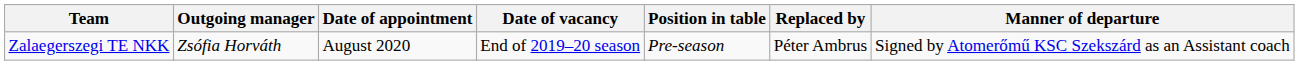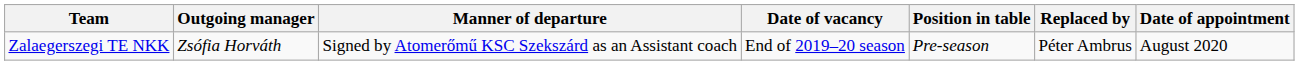columns swapped: (1082, 17) <-> (397, 17)
